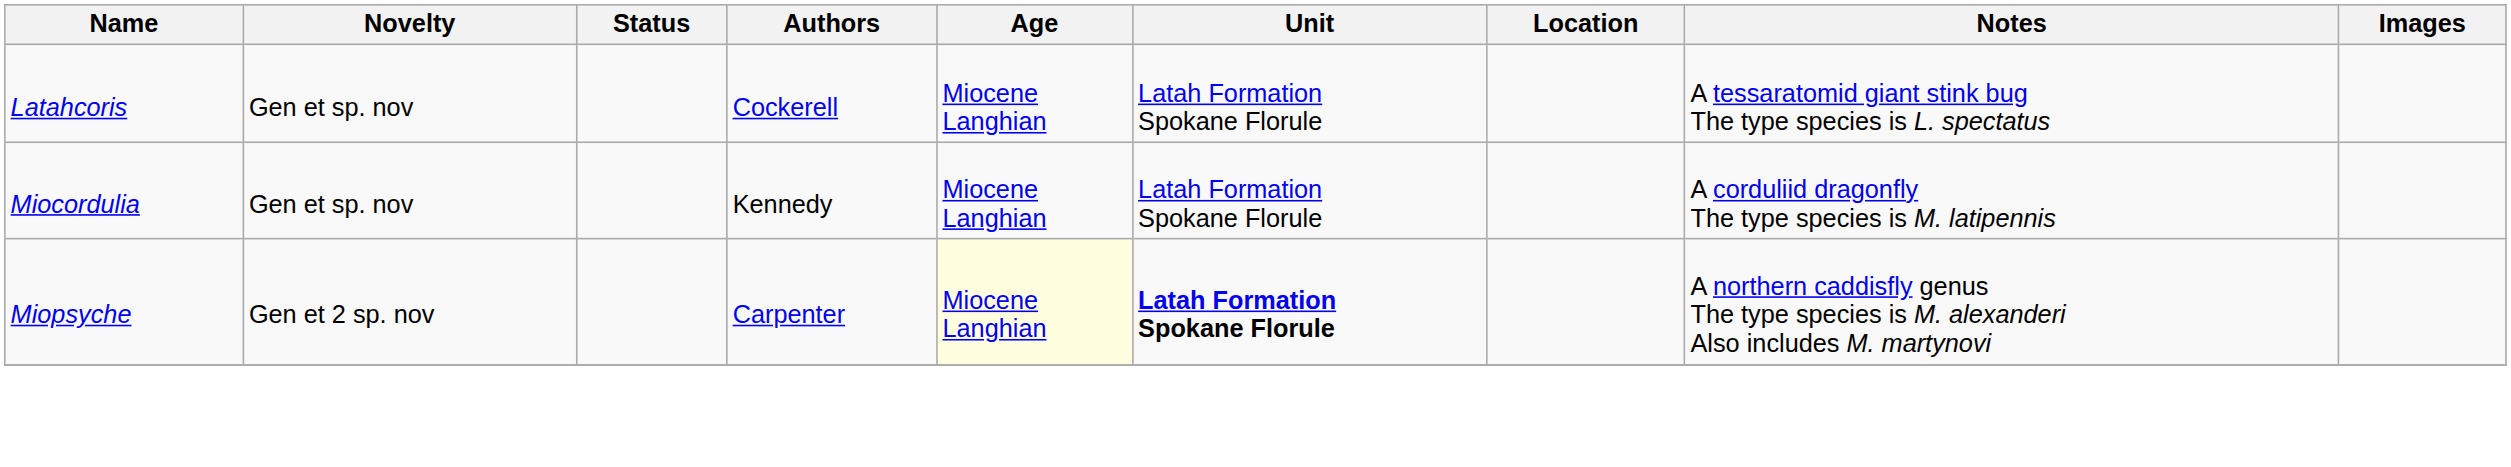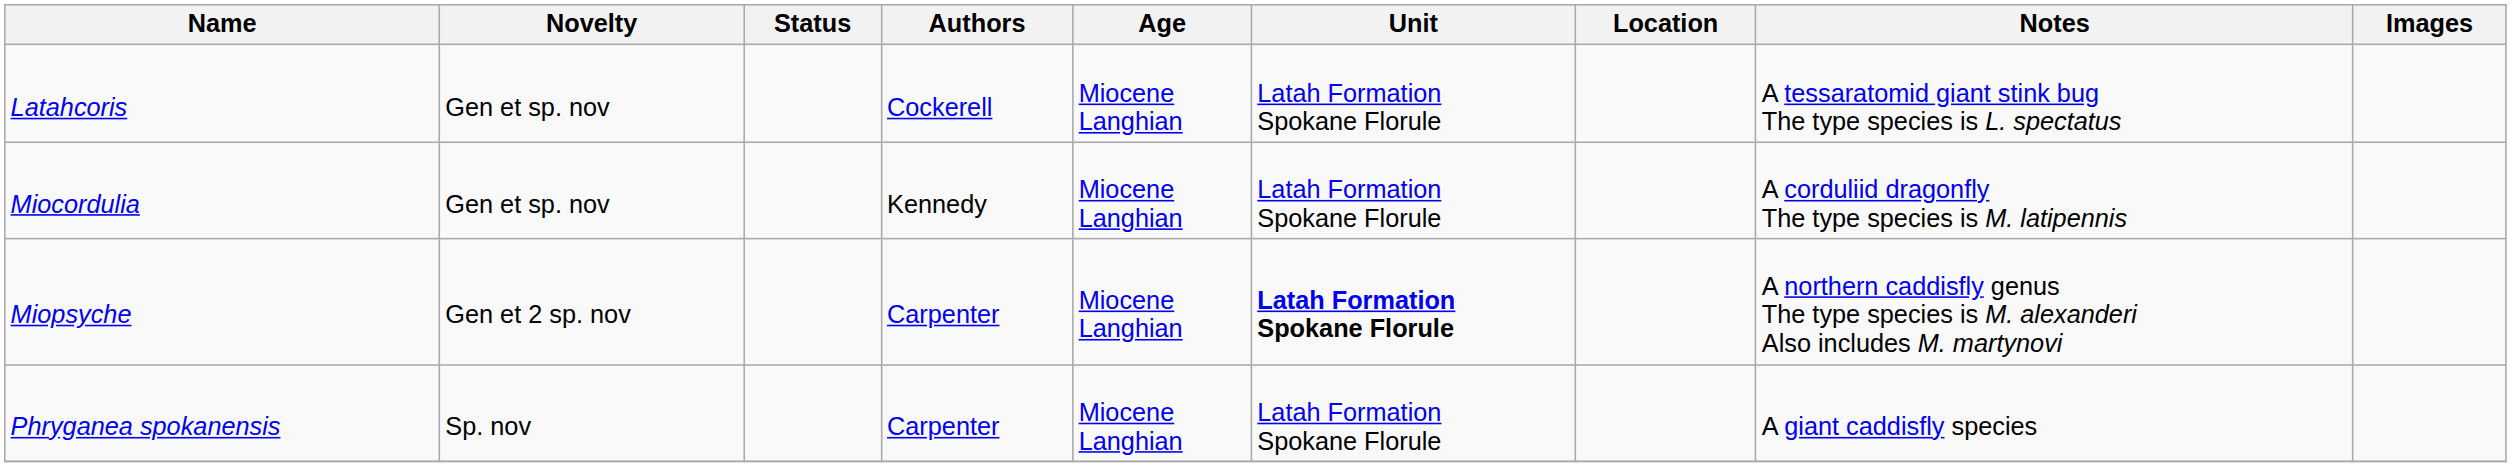(994, 315) lightyellow background -> (1131, 315) no background
+ row: (146, 426)
